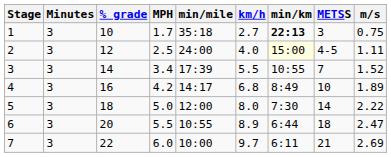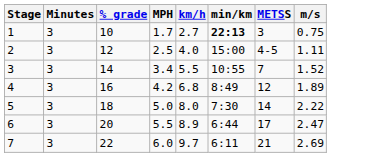- column: (206, 14)
(288, 51) lightyellow background -> (228, 51) no background
(324, 87) 10 -> (264, 87) 12
(324, 124) 18 -> (264, 124) 17
